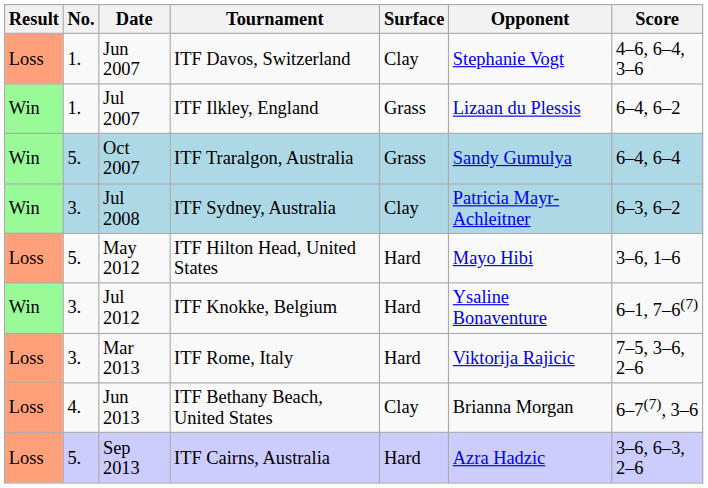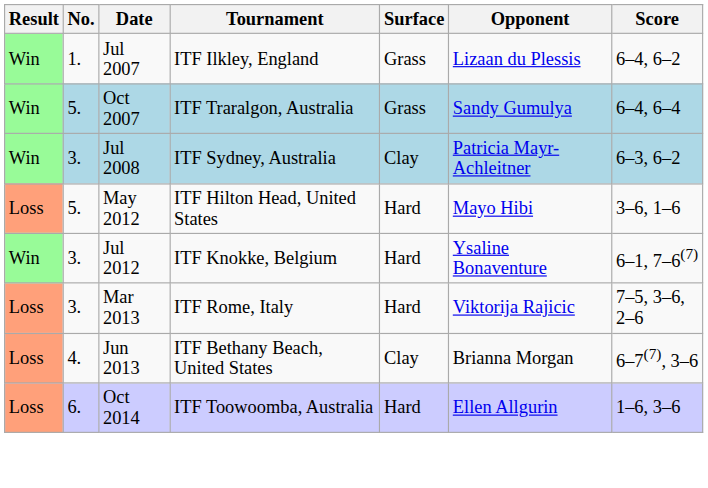- row: (121, 58)
- row: (121, 457)
+ row: (121, 407)
